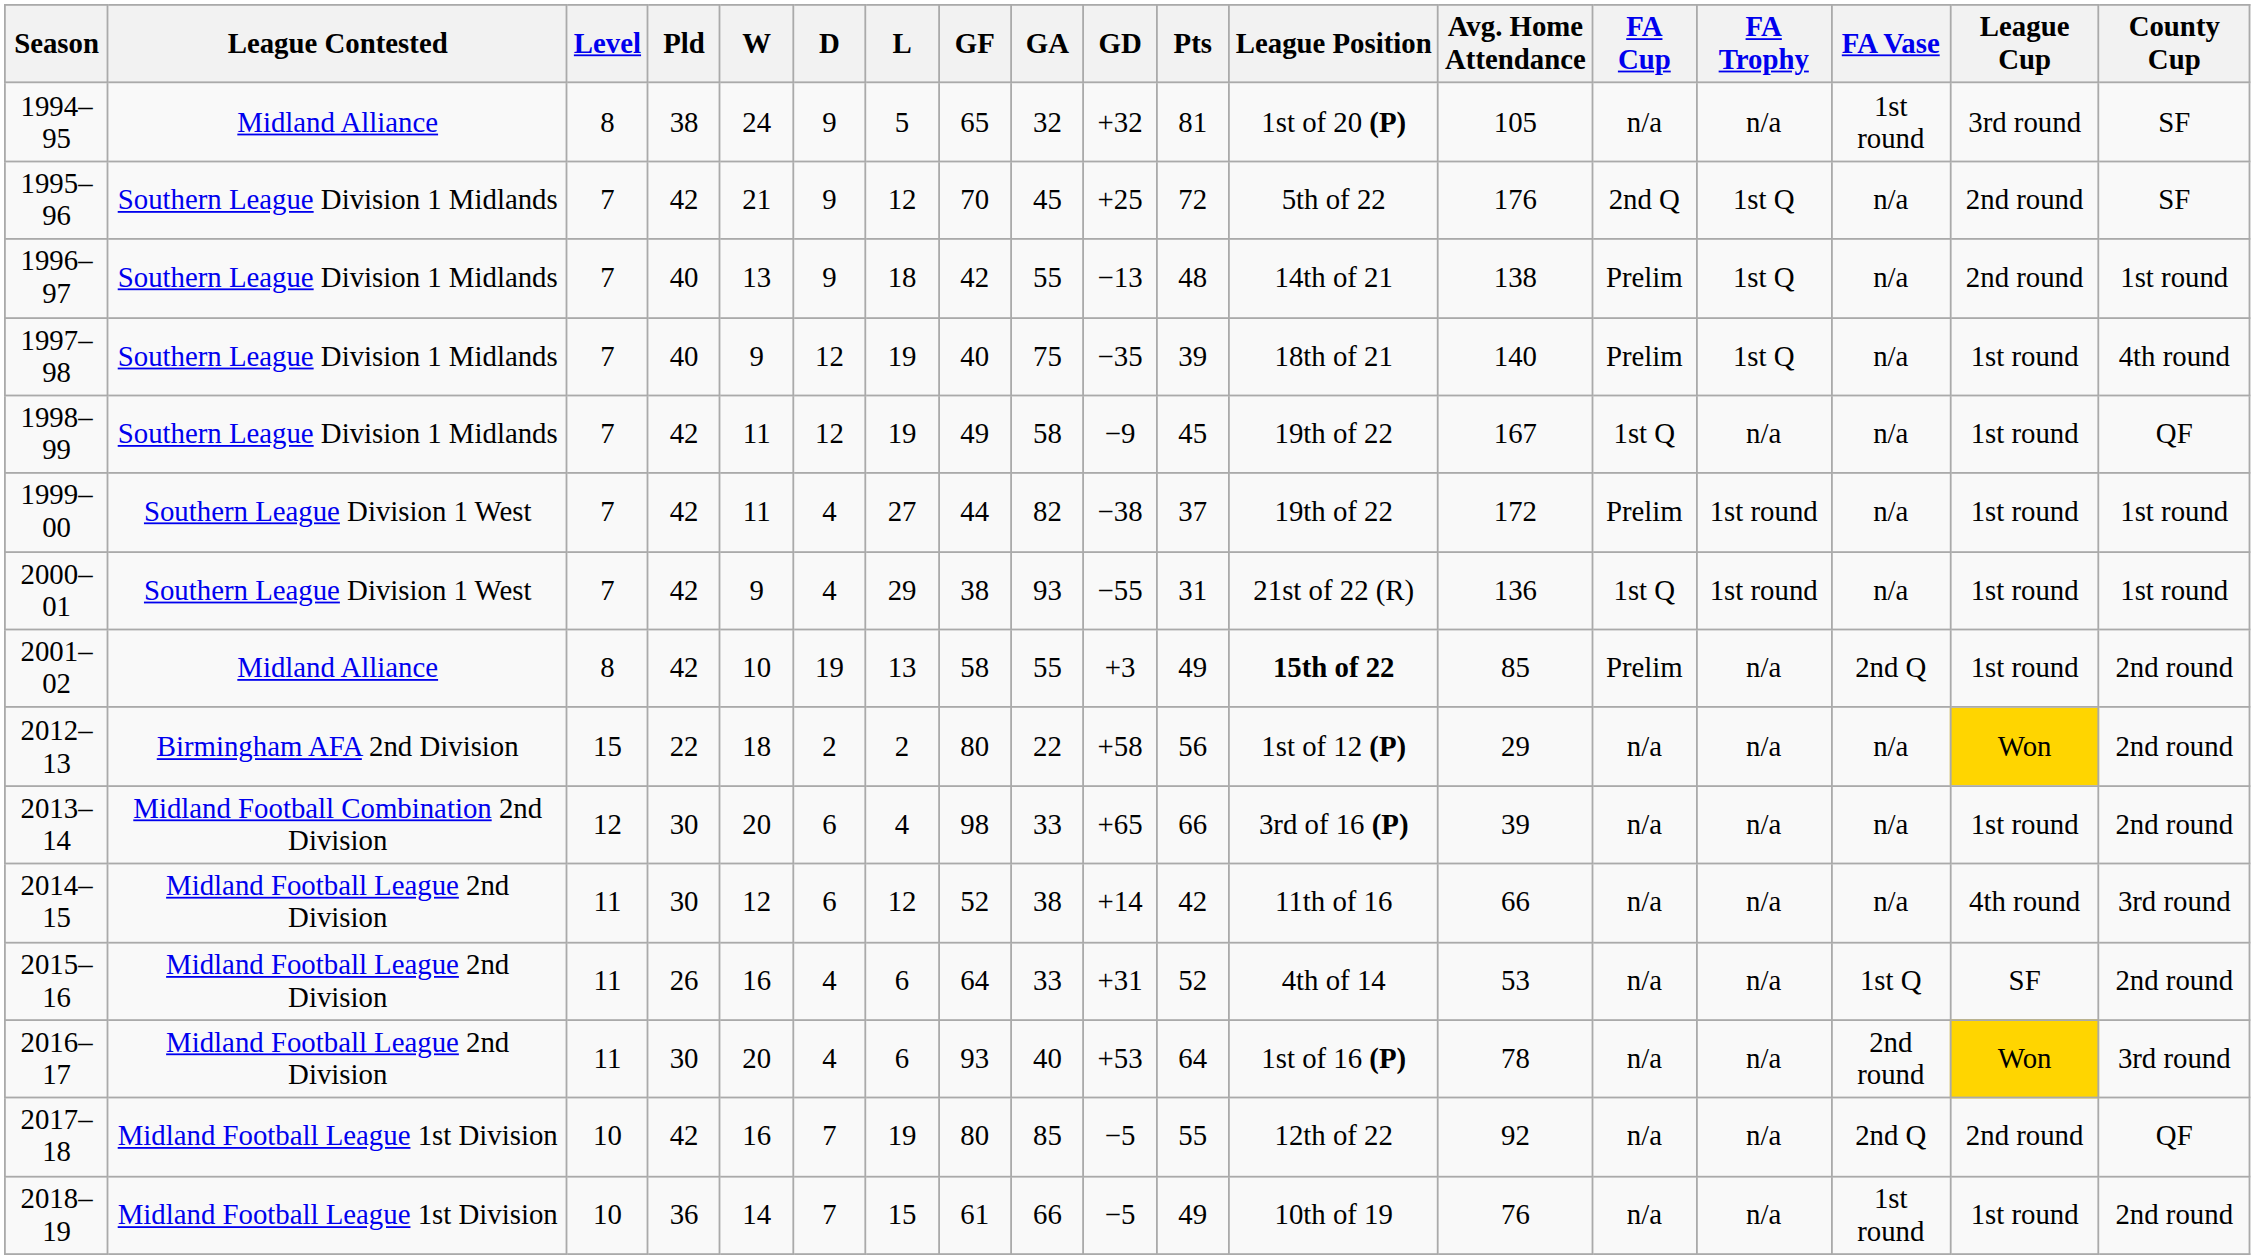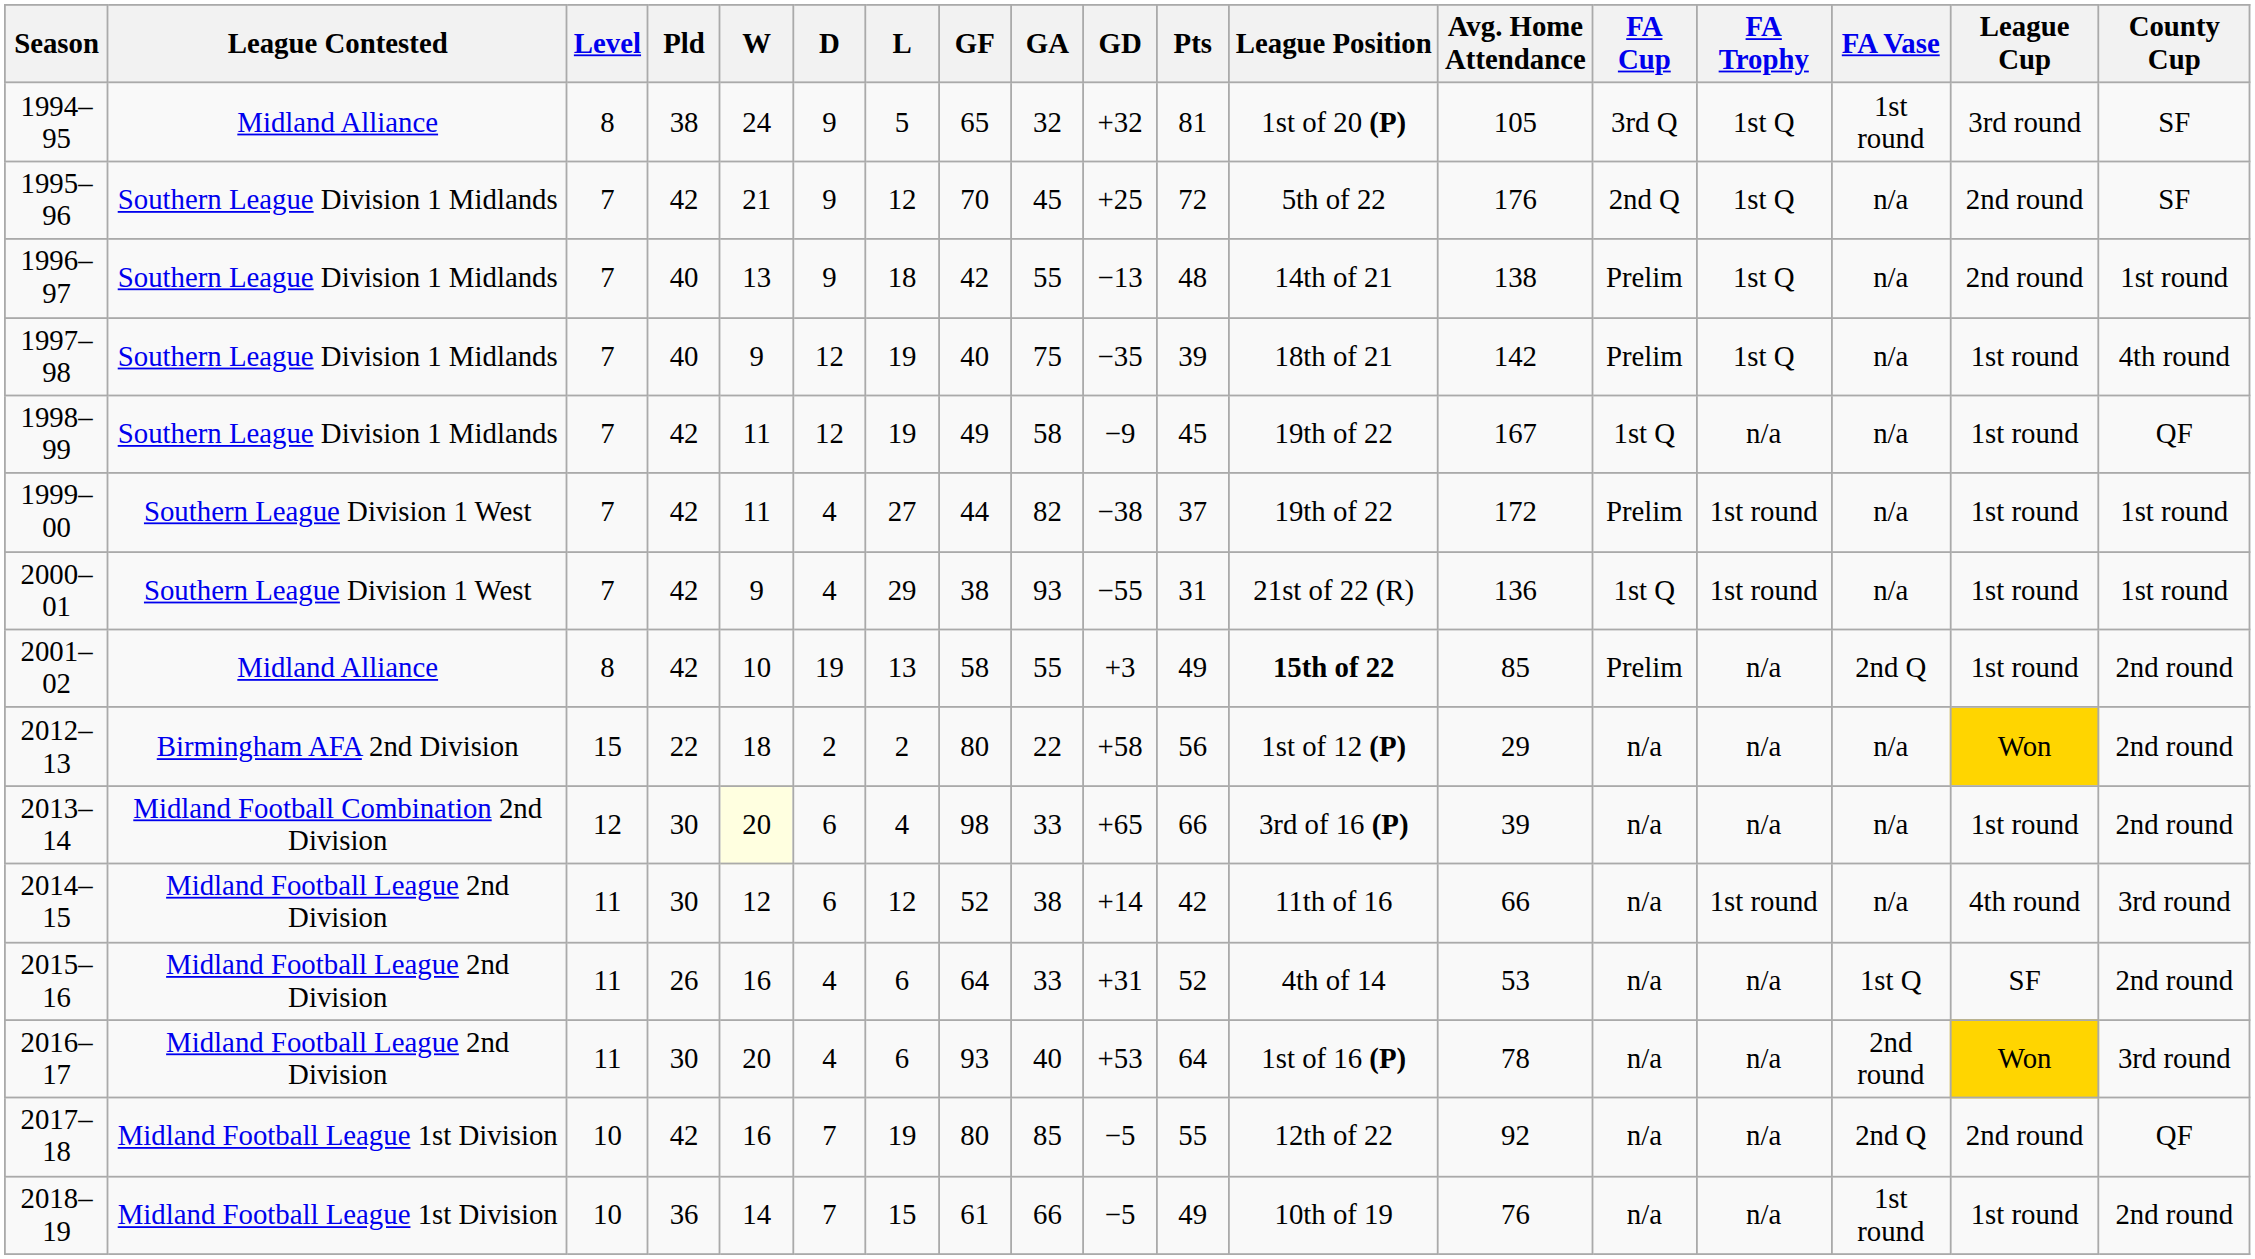(1644, 121) n/a -> (1644, 121) 3rd Q
(1764, 121) n/a -> (1764, 121) 1st Q
(1515, 355) 140 -> (1515, 355) 142
(757, 824) no background -> (757, 824) lightyellow background
(1764, 902) n/a -> (1764, 902) 1st round
